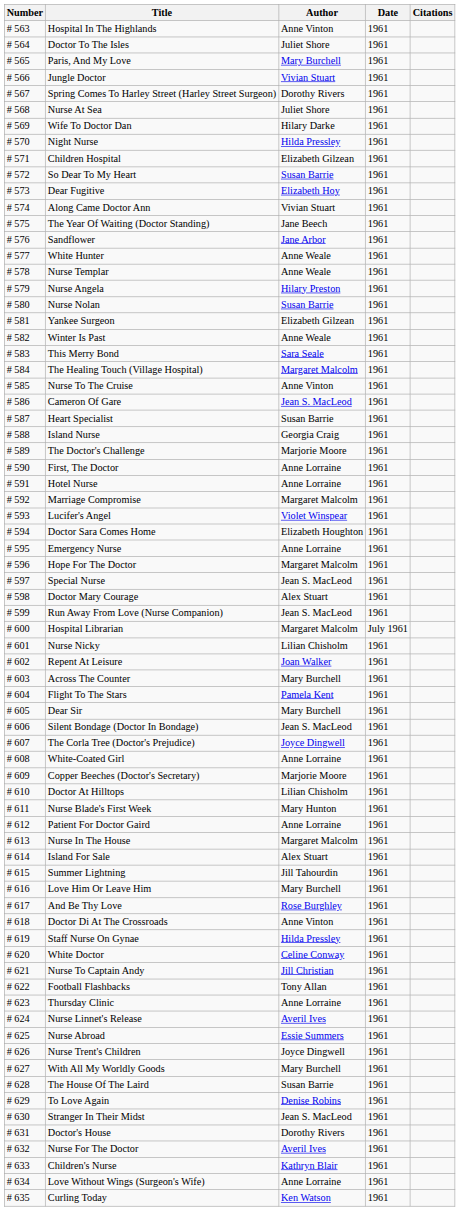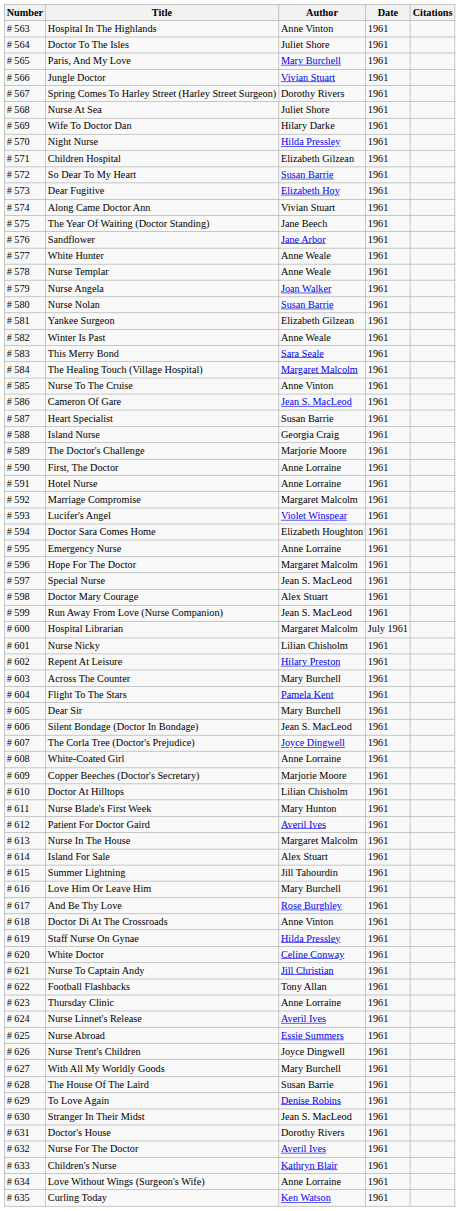(311, 288) Hilary Preston -> (306, 288) Joan Walker
(306, 662) Joan Walker -> (311, 662) Hilary Preston
(311, 824) Anne Lorraine -> (303, 824) Averil Ives
